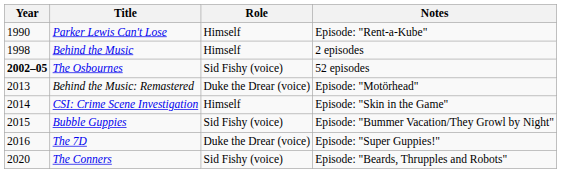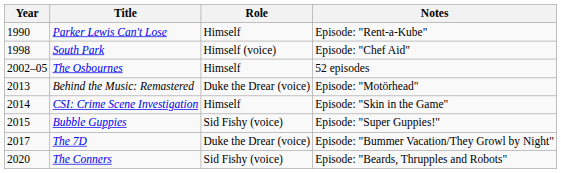- row: (93, 50)
+ row: (78, 50)
(27, 68) bold -> (27, 68) normal
(243, 68) Sid Fishy (voice) -> (222, 68) Himself
(435, 123) Episode: "Bummer Vacation/They Growl by Night" -> (378, 123) Episode: "Super Guppies!"
(19, 141) 2016 -> (19, 141) 2017
(378, 141) Episode: "Super Guppies!" -> (435, 141) Episode: "Bummer Vacation/They Growl by Night"
